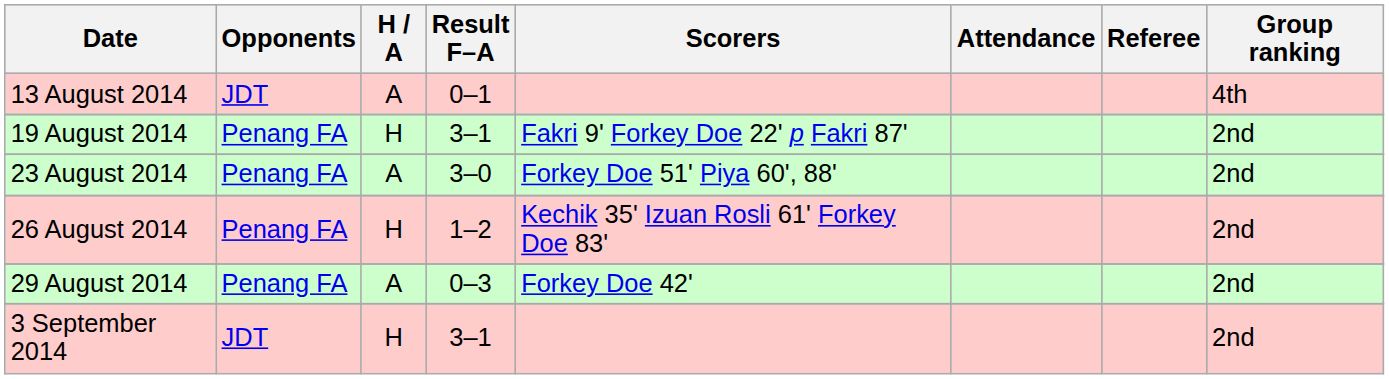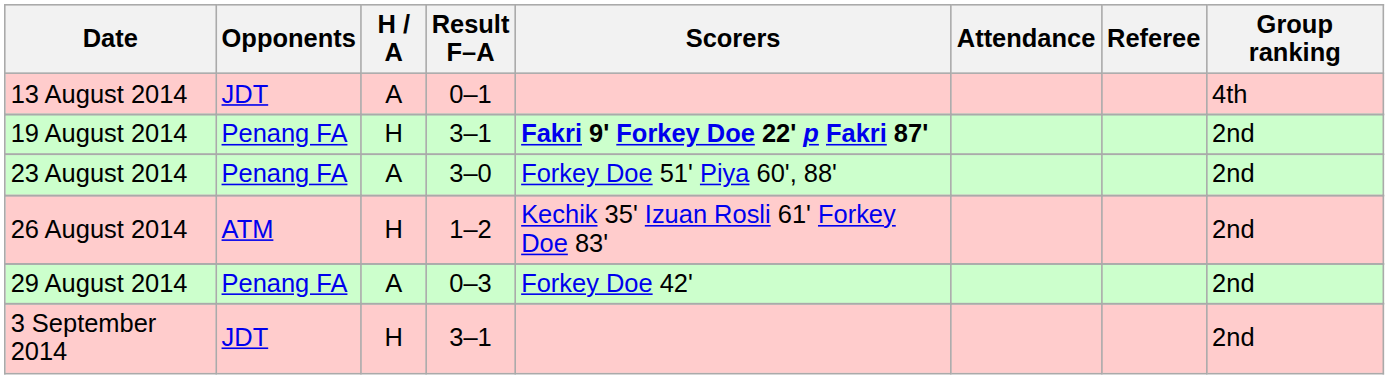(714, 133) normal -> (725, 133) bold
(284, 228) Penang FA -> (247, 228) ATM
